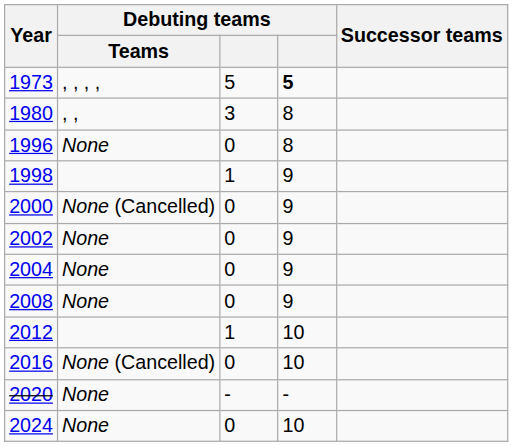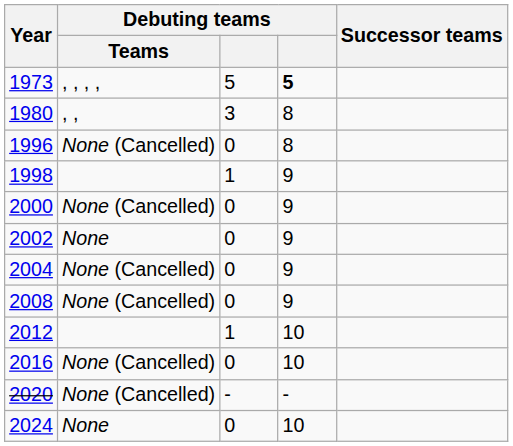(86, 144) None -> (139, 144) None (Cancelled)
(86, 269) None -> (139, 269) None (Cancelled)
(86, 301) None -> (139, 301) None (Cancelled)
(86, 394) None -> (139, 394) None (Cancelled)
